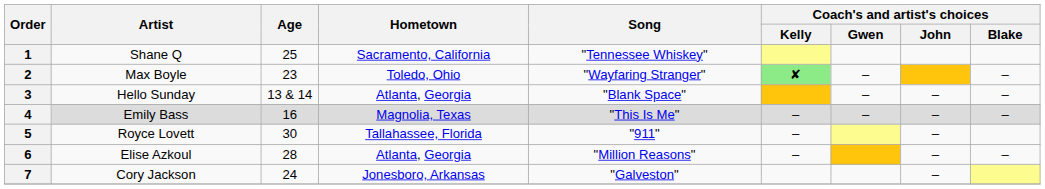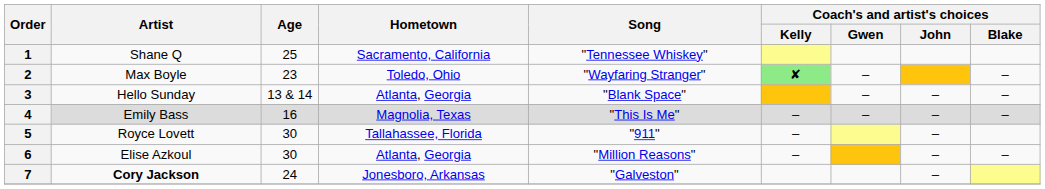(290, 154) 28 -> (290, 154) 30
(156, 174) normal -> (156, 174) bold
